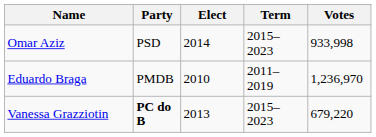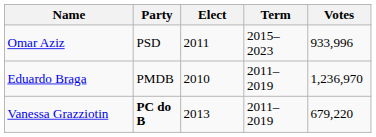(197, 43) 2014 -> (196, 43) 2011
(332, 43) 933,998 -> (332, 43) 933,996
(263, 114) 2015–2023 -> (263, 114) 2011–2019
